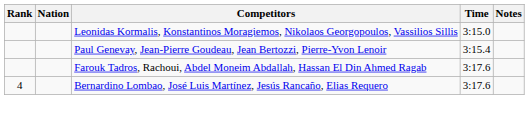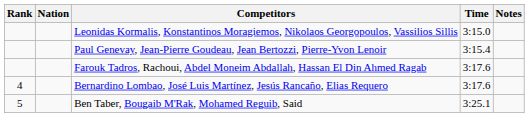+ row: (188, 103)
